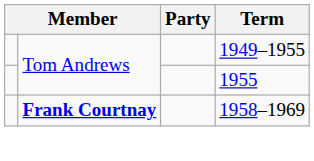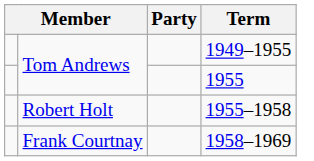+ row: (248, 110)
(89, 110) bold -> (83, 140) normal
